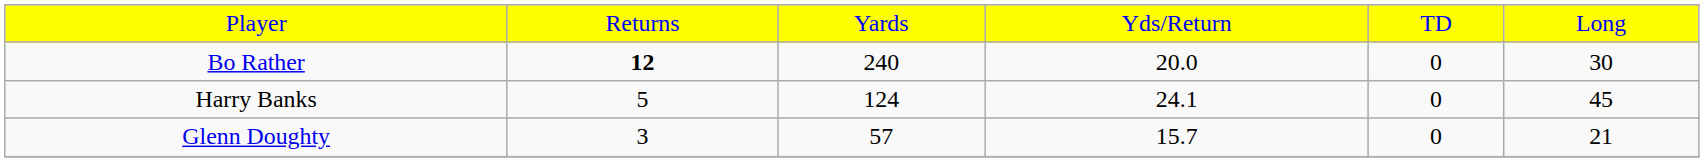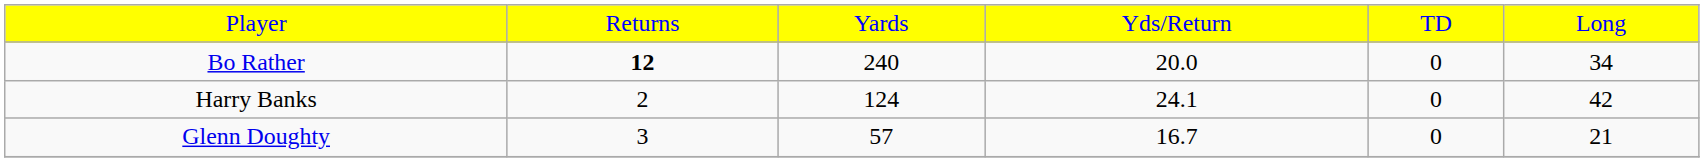(1601, 61) 30 -> (1601, 61) 34
(642, 99) 5 -> (642, 99) 2
(1601, 99) 45 -> (1601, 99) 42
(1177, 136) 15.7 -> (1177, 136) 16.7
